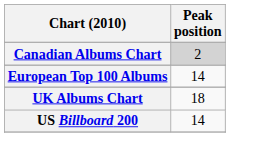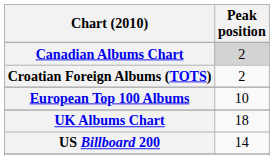+ row: (110, 76)
(198, 76) 14 -> (242, 98) 10
